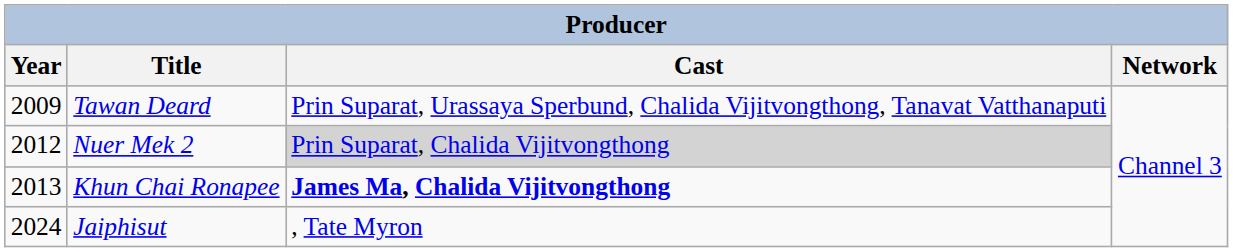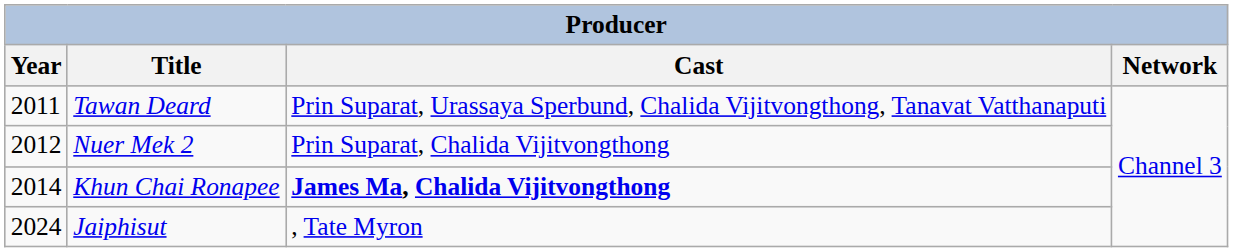(36, 105) 2009 -> (36, 105) 2011
(480, 145) lightgrey background -> (480, 145) no background
(36, 186) 2013 -> (36, 186) 2014
